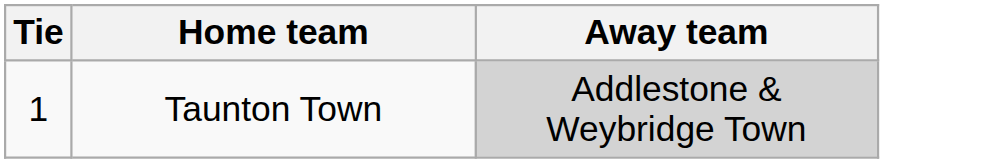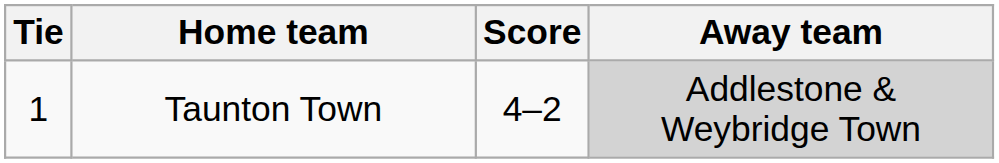+ column: (532, 32)
